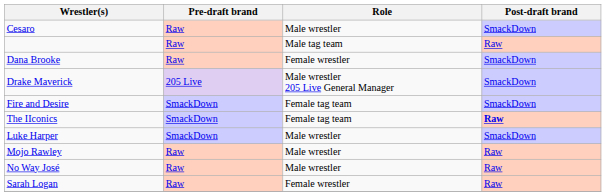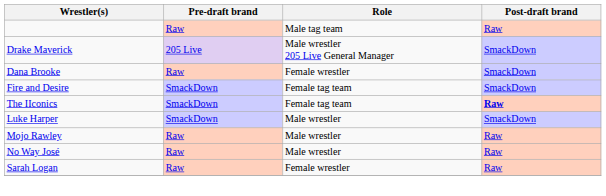- row: (21, 28)
rows swapped: (33, 60) <-> (40, 82)
